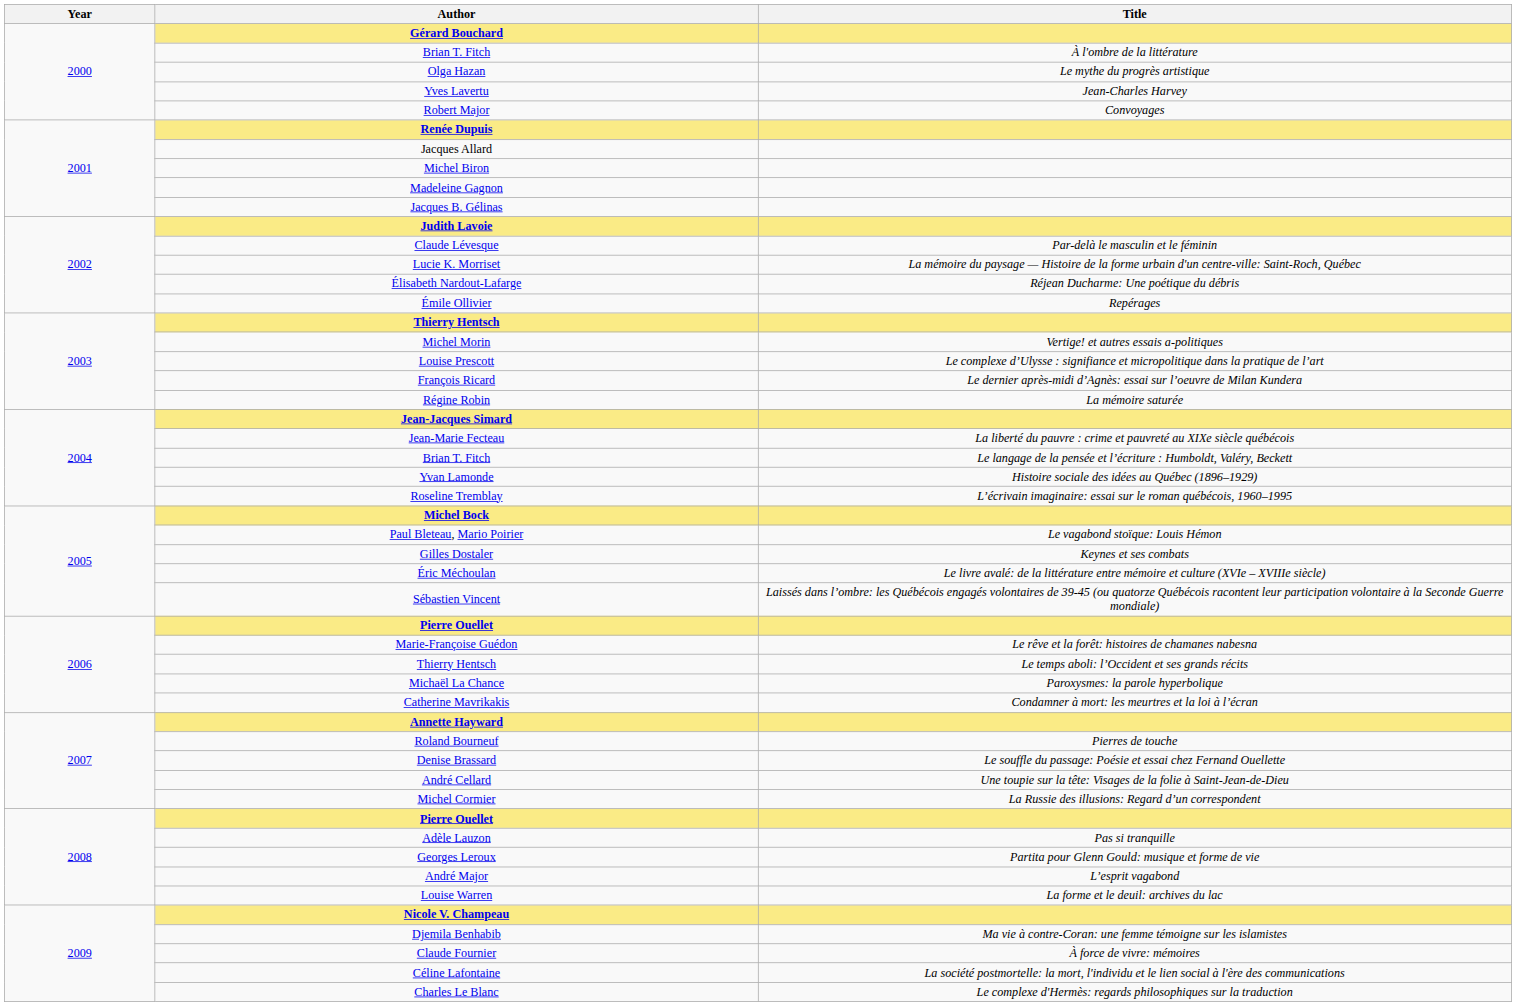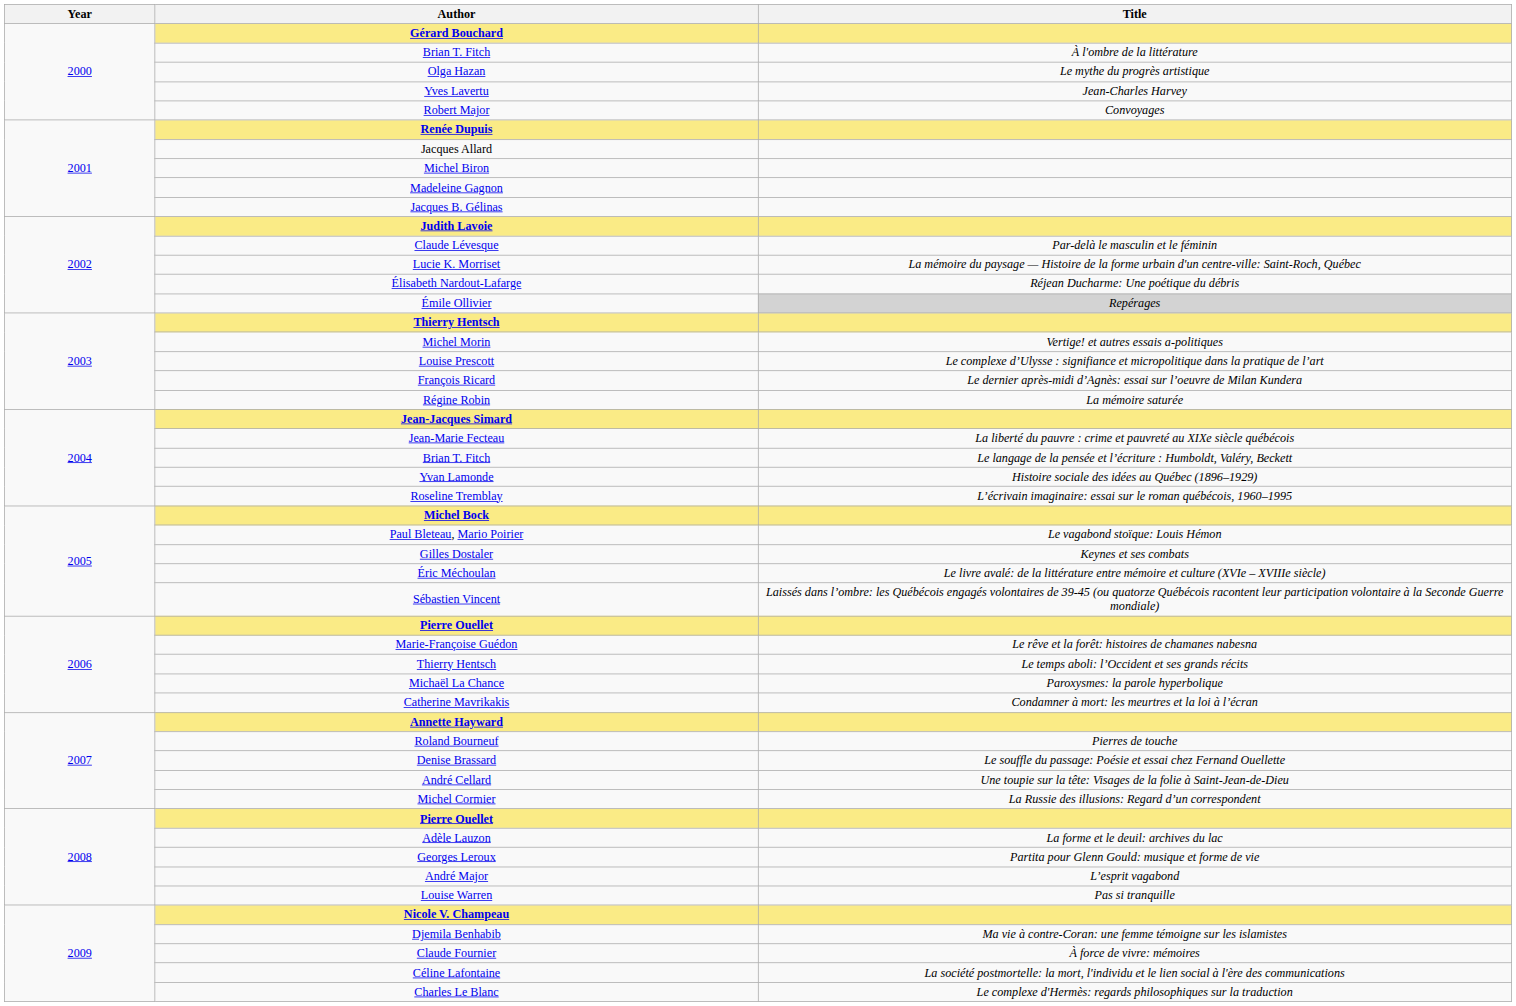(1135, 303) no background -> (1135, 303) lightgrey background
(1135, 837) Pas si tranquille -> (1135, 837) La forme et le deuil: archives du lac
(1135, 895) La forme et le deuil: archives du lac -> (1135, 895) Pas si tranquille
